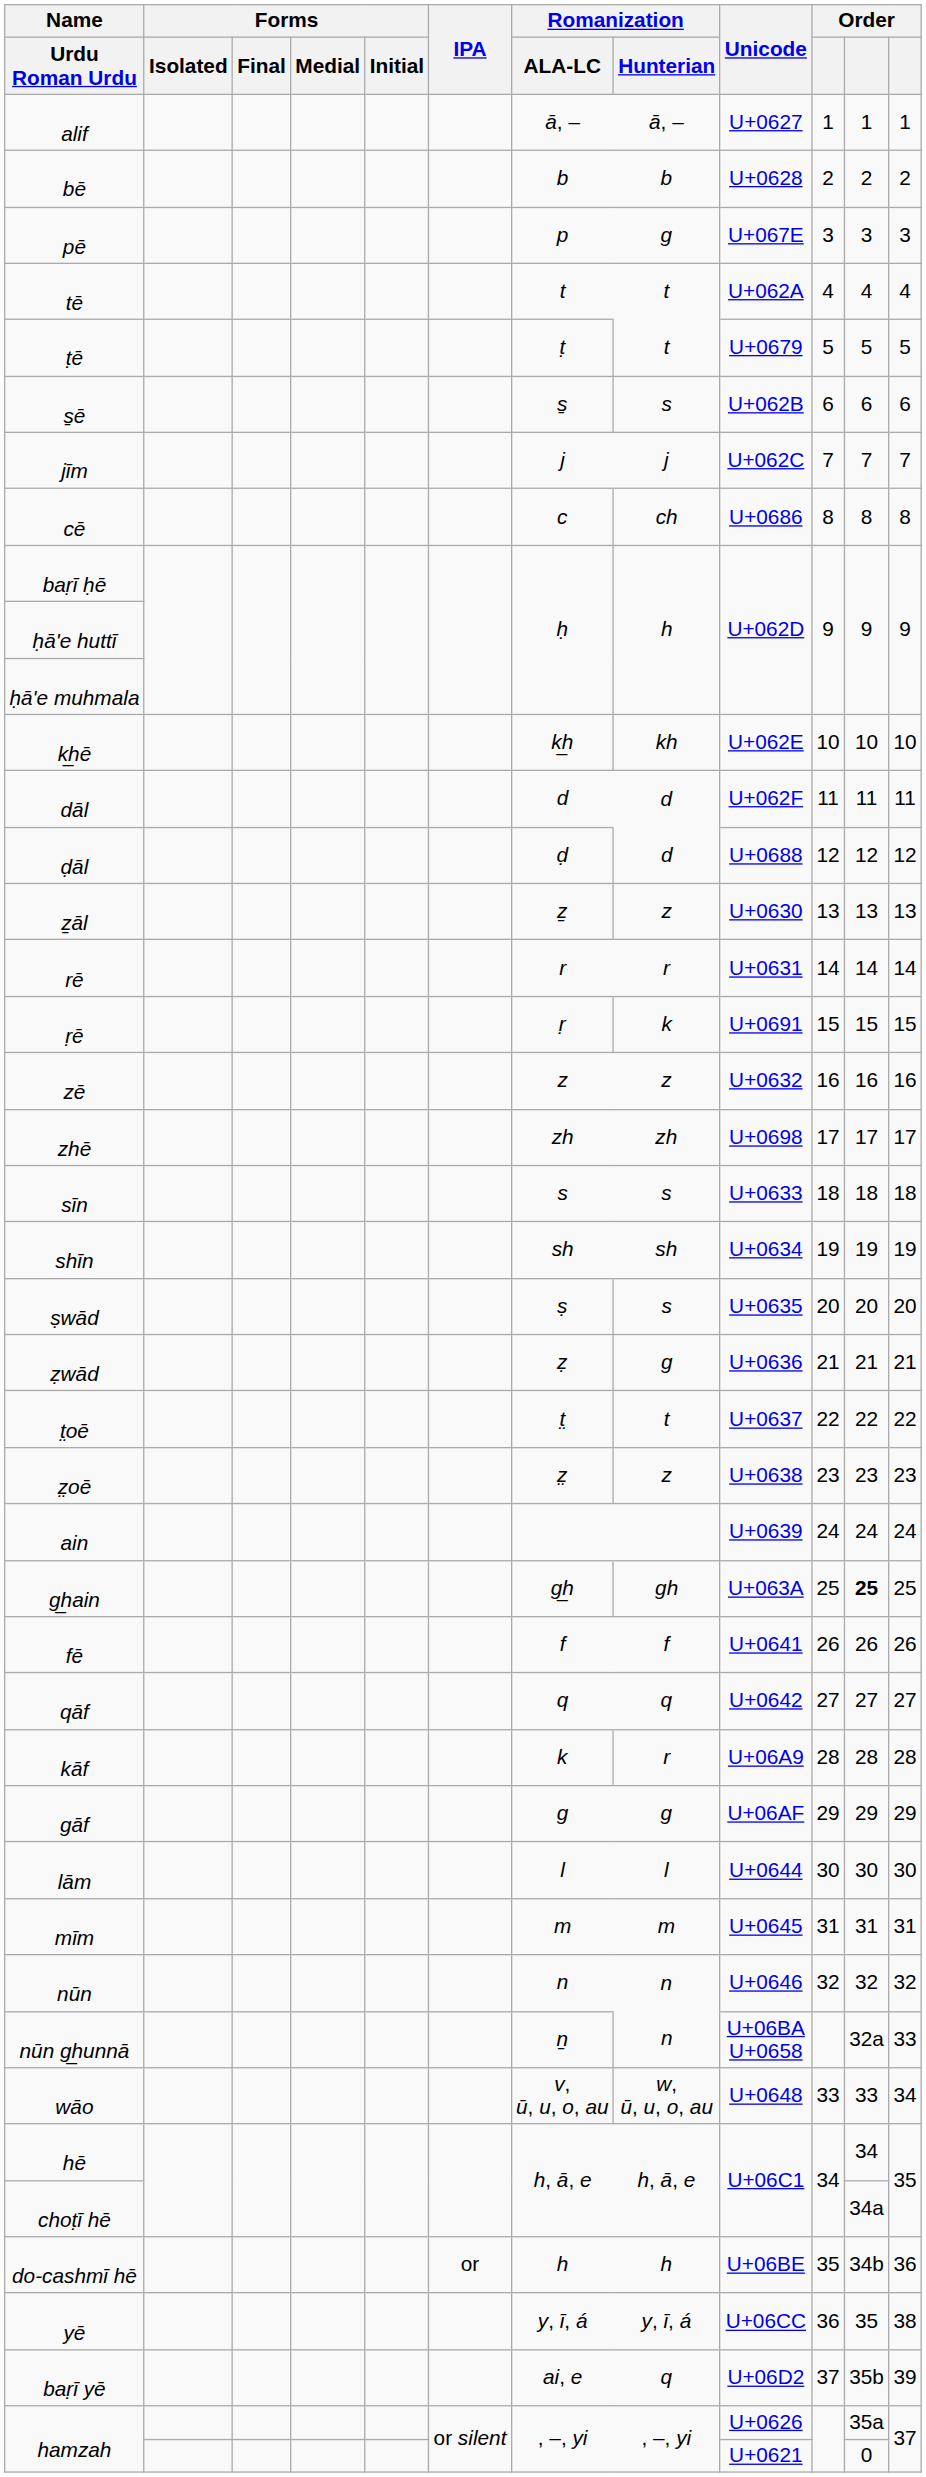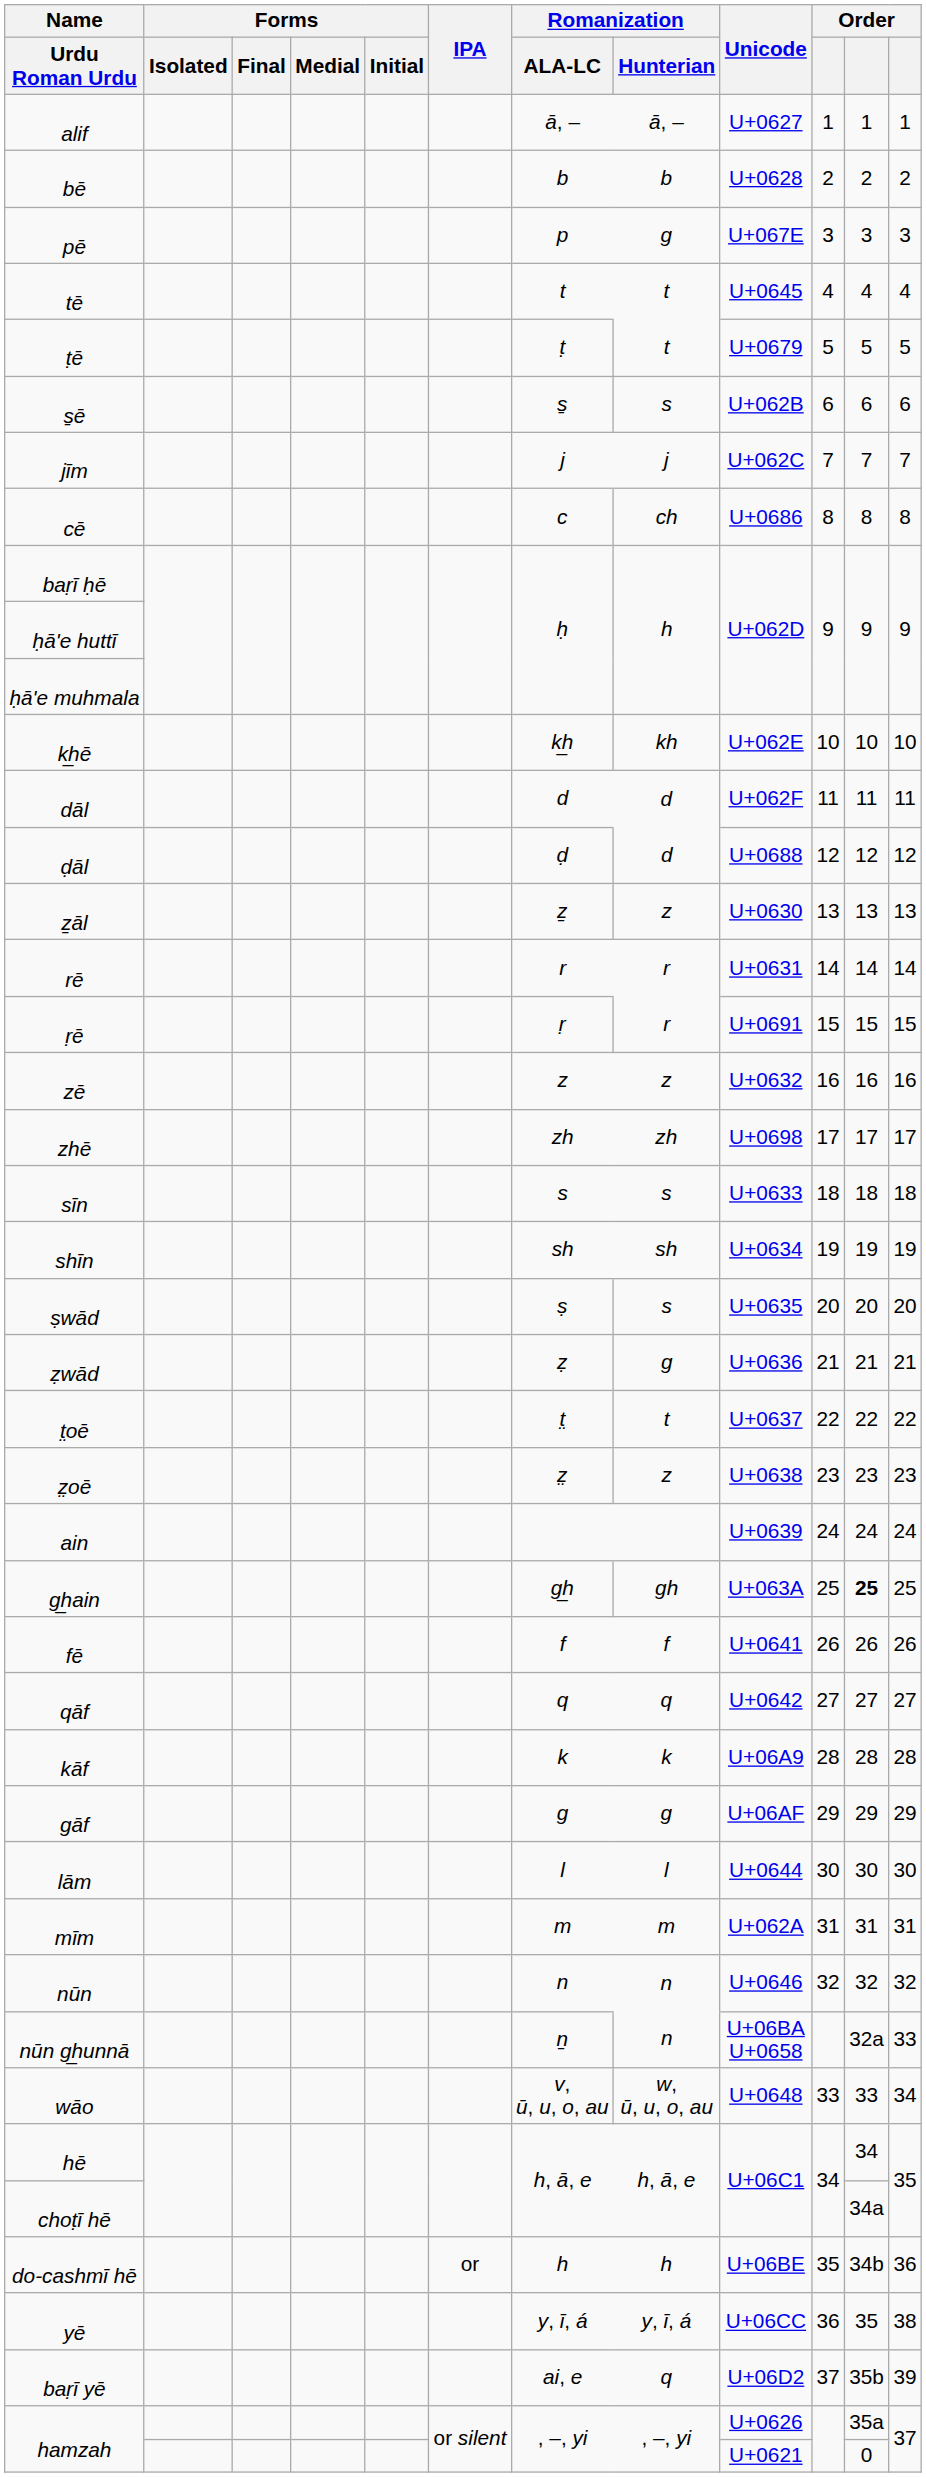(766, 291) U+062A -> (766, 291) U+0645
(667, 1024) k -> (667, 1023) r
(667, 1757) r -> (666, 1757) k
(766, 1926) U+0645 -> (766, 1926) U+062A
